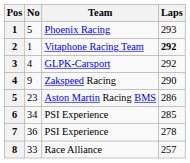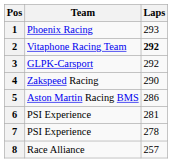- column: (33, 13)
(169, 115) 285 -> (151, 115) 281
